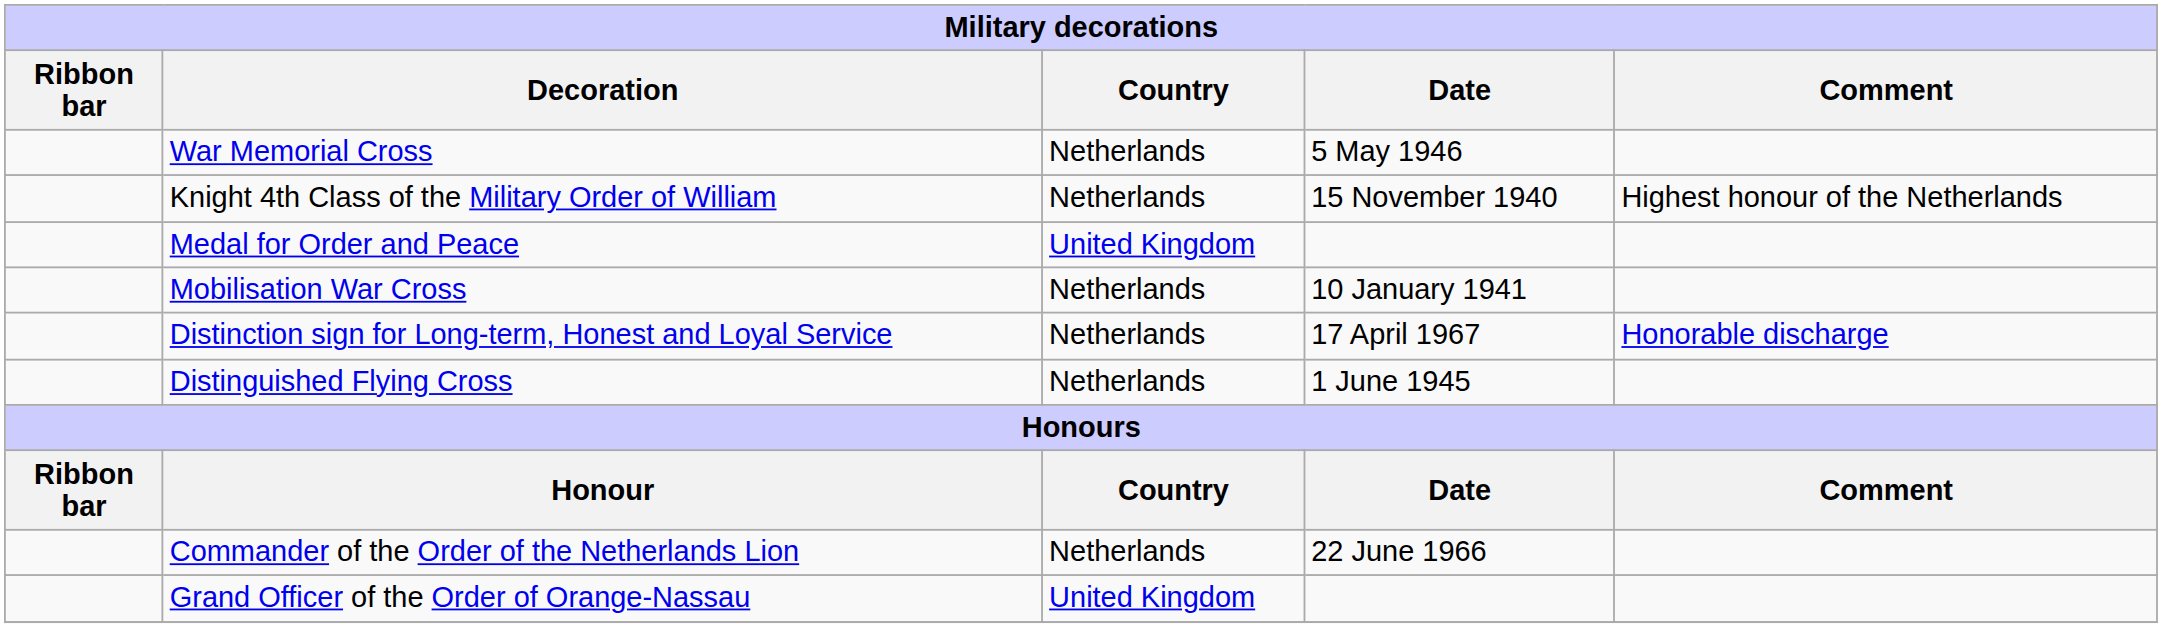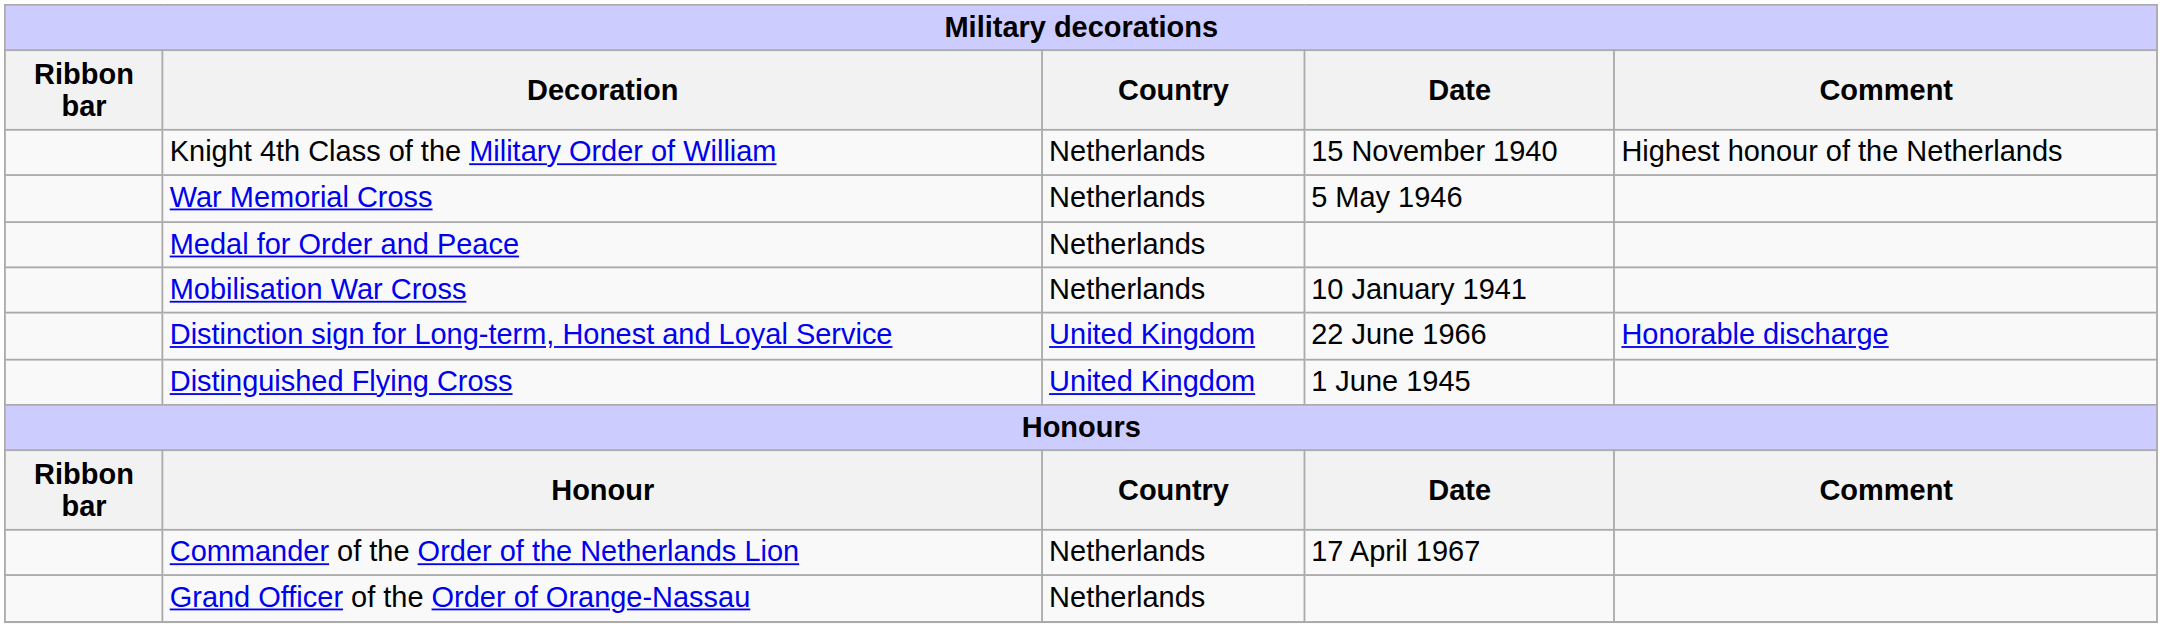rows swapped: (473, 197) <-> (301, 151)
(1152, 243) United Kingdom -> (1127, 243) Netherlands
(1127, 335) Netherlands -> (1152, 335) United Kingdom
(1396, 335) 17 April 1967 -> (1399, 335) 22 June 1966
(1127, 381) Netherlands -> (1152, 381) United Kingdom
(1399, 551) 22 June 1966 -> (1396, 551) 17 April 1967
(1152, 597) United Kingdom -> (1127, 597) Netherlands
